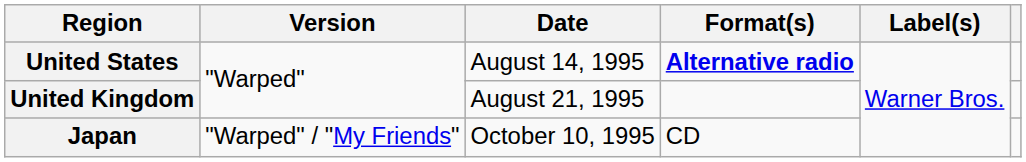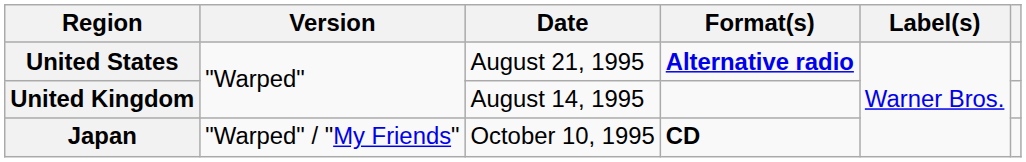(557, 61) August 14, 1995 -> (557, 61) August 21, 1995
(557, 99) August 21, 1995 -> (557, 99) August 14, 1995
(683, 136) normal -> (683, 136) bold
